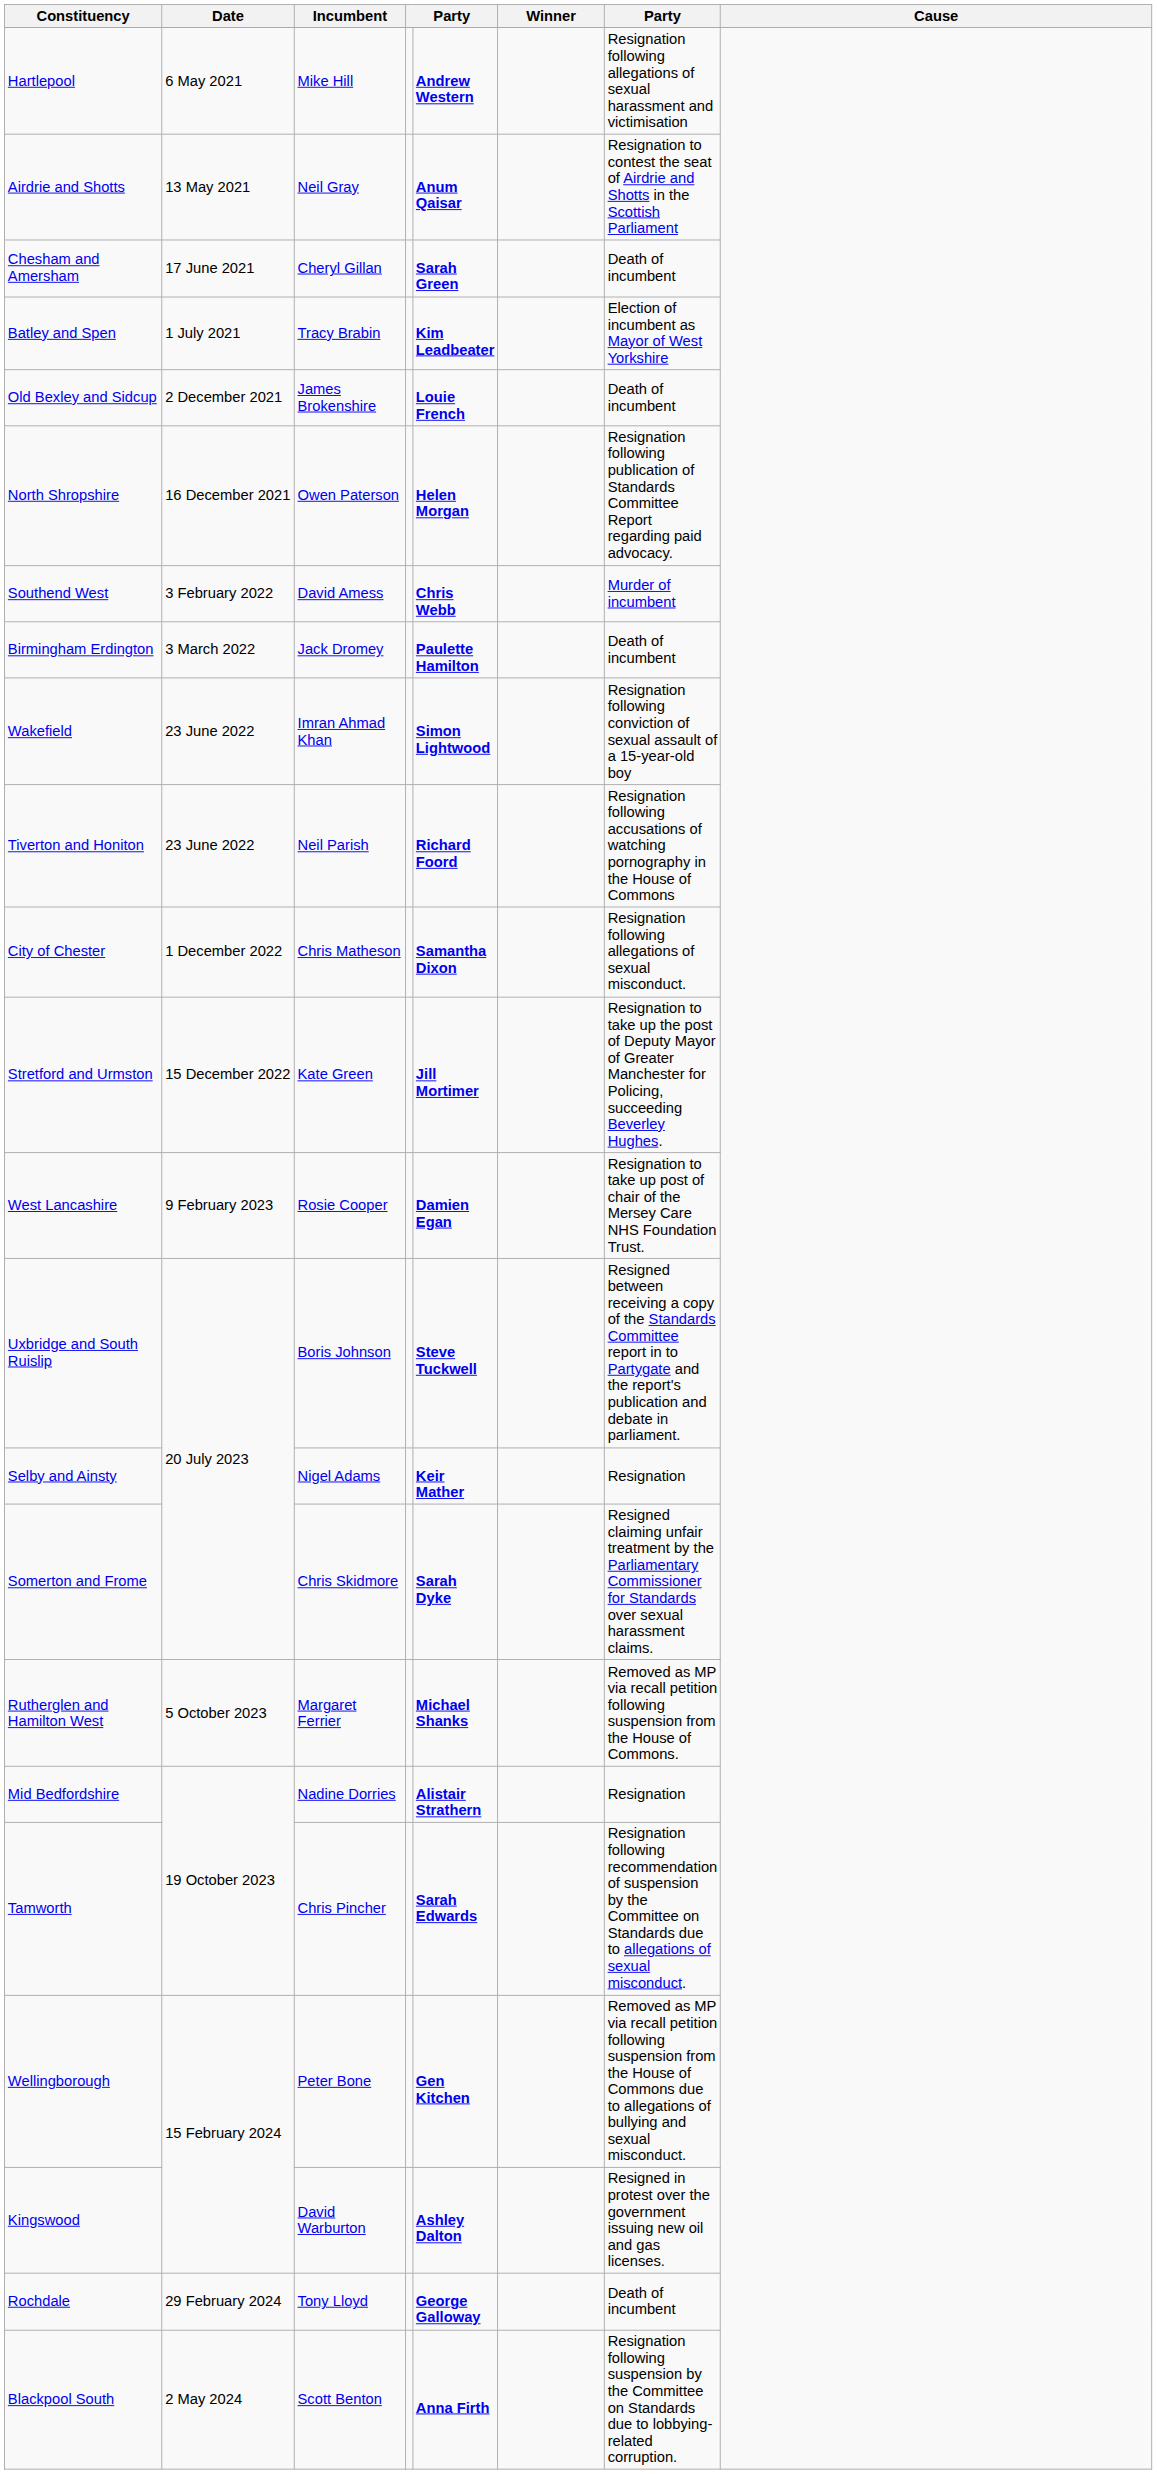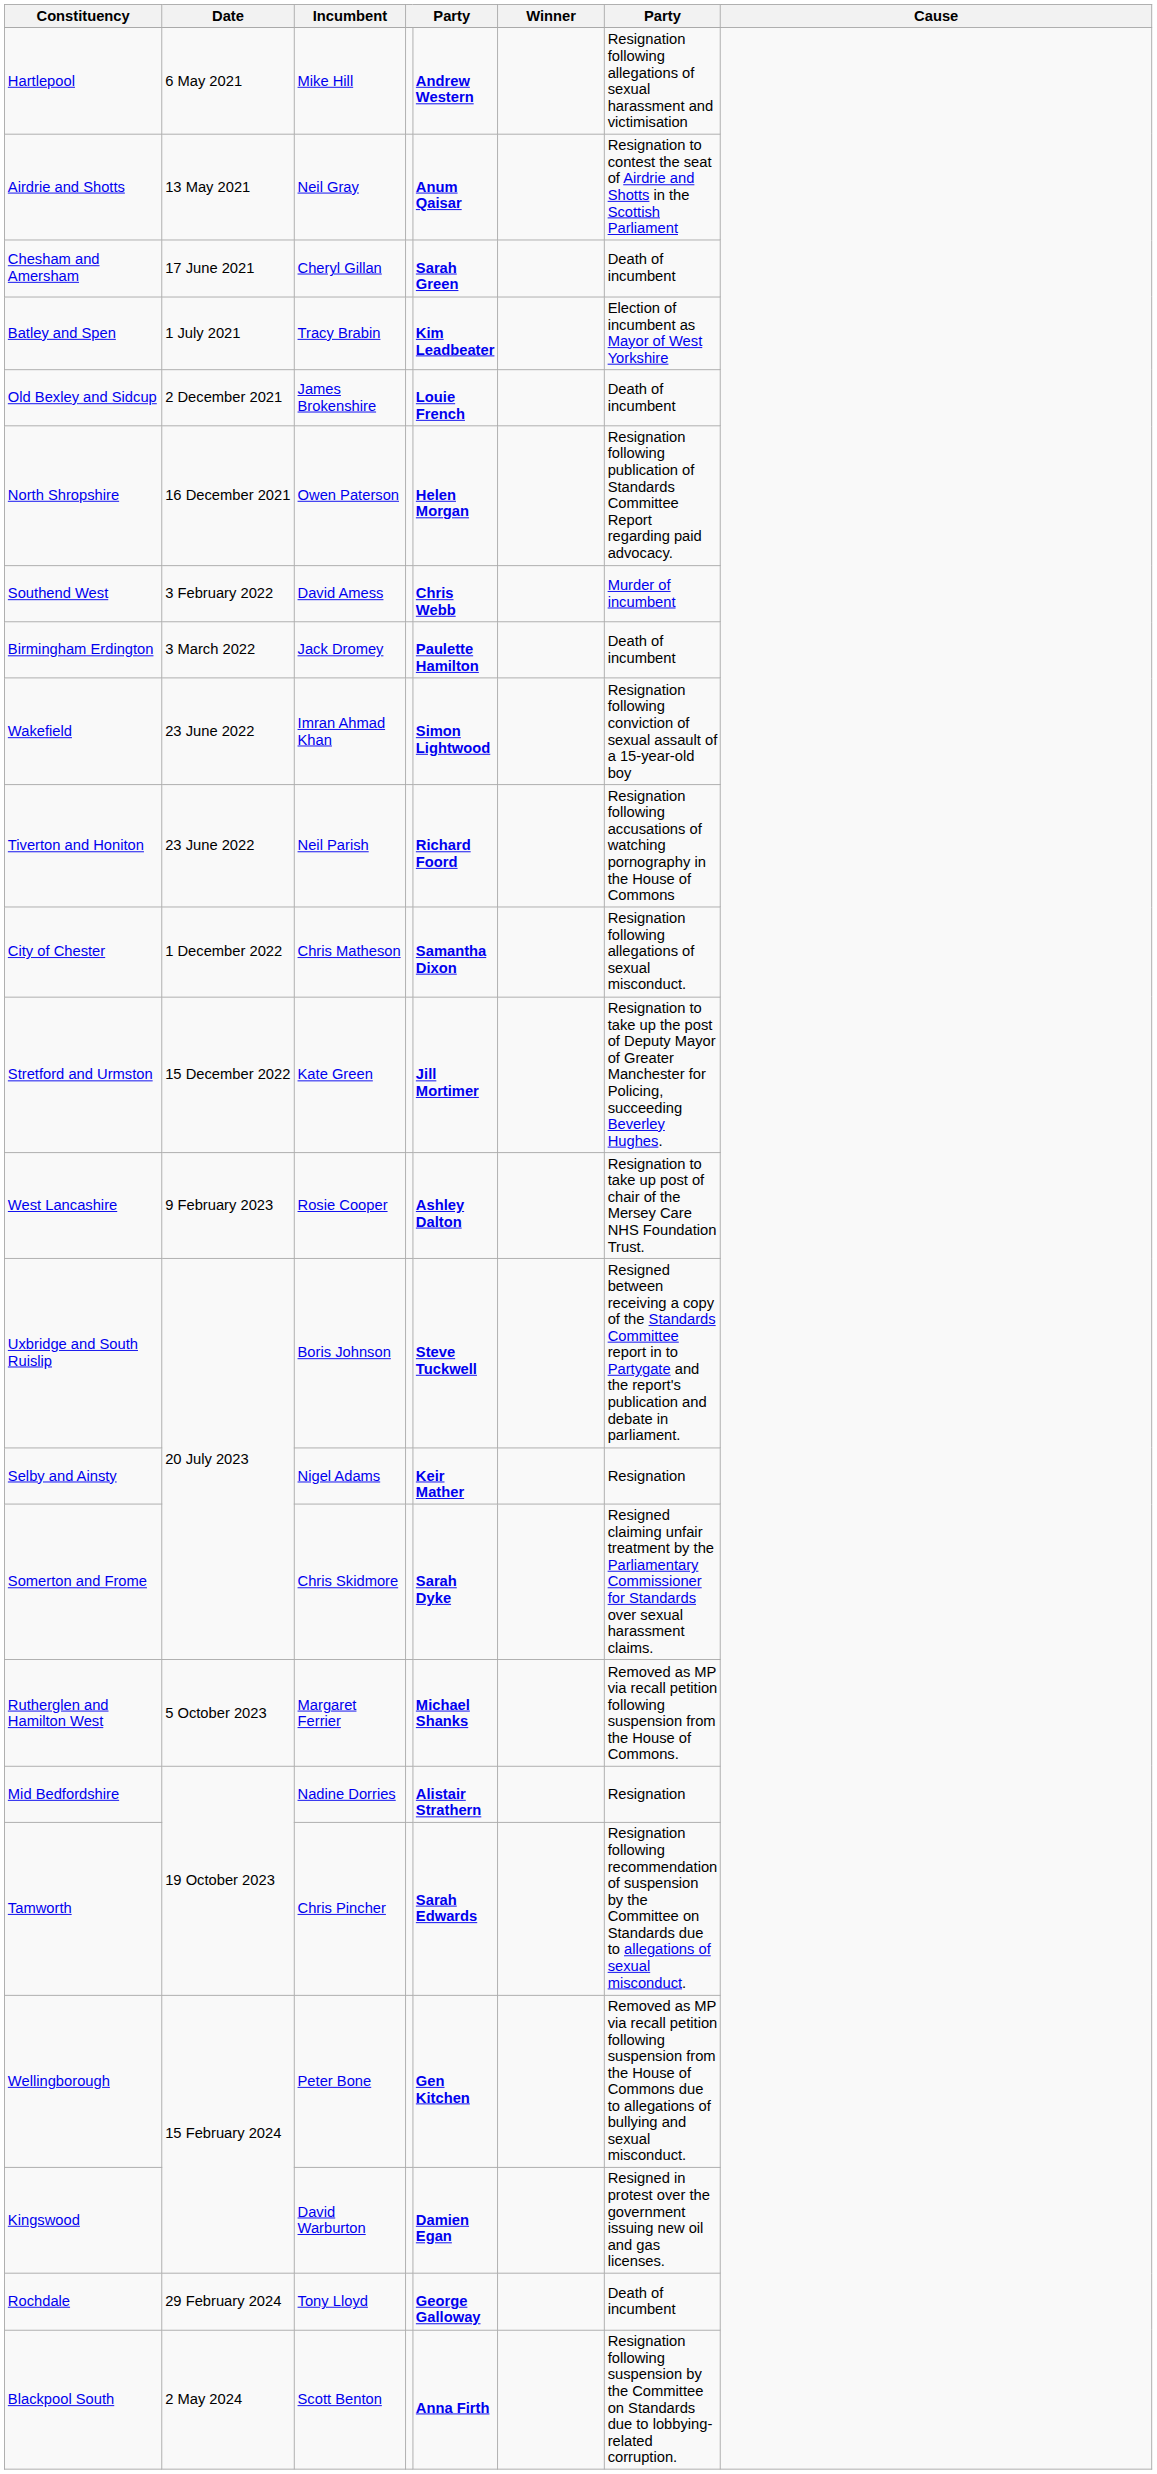(442, 1213) Damien Egan -> (440, 1213) Ashley Dalton
(440, 2228) Ashley Dalton -> (442, 2228) Damien Egan
